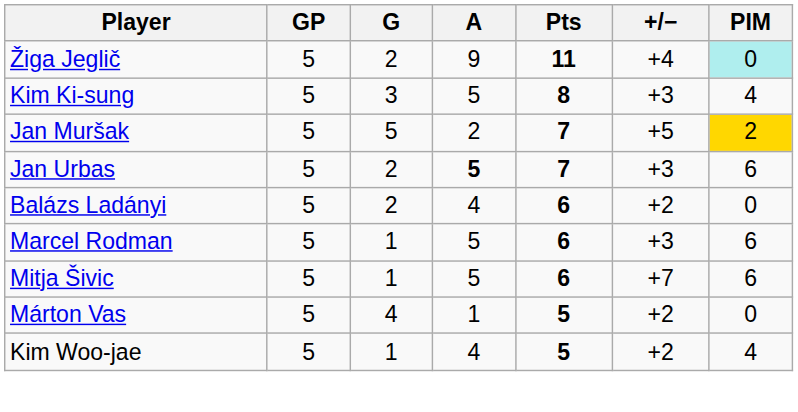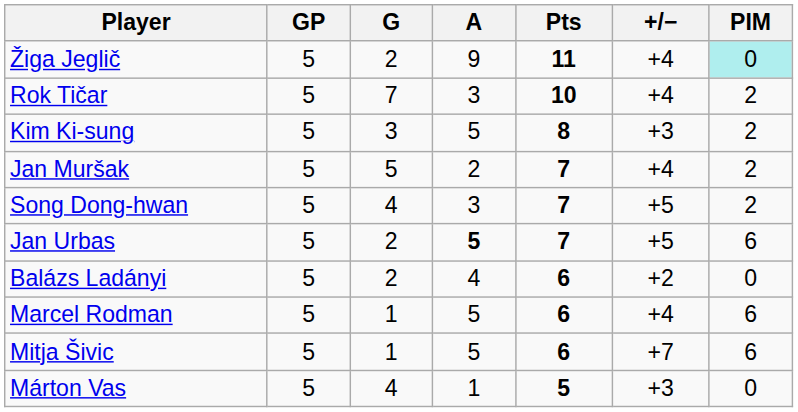+ row: (59, 95)
(751, 95) 4 -> (751, 132) 2
(661, 132) +5 -> (661, 168) +4
(751, 132) gold background -> (751, 168) no background
+ row: (99, 205)
(661, 168) +3 -> (661, 242) +5
(661, 242) +3 -> (661, 315) +4
(661, 315) +2 -> (661, 388) +3
- row: (76, 351)
